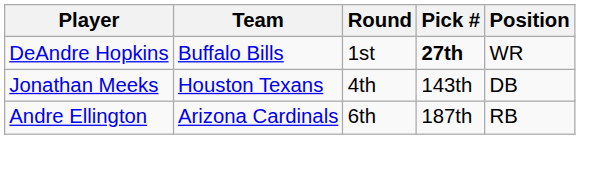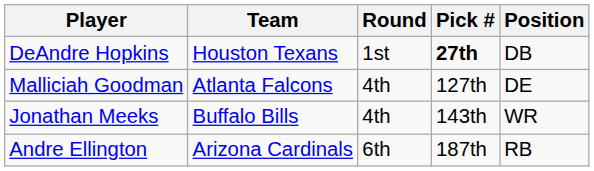(231, 52) Buffalo Bills -> (265, 52) Houston Texans
(506, 52) WR -> (518, 52) DB
+ row: (96, 85)
(251, 85) Houston Texans -> (246, 117) Buffalo Bills
(504, 85) DB -> (521, 117) WR
